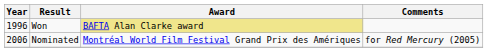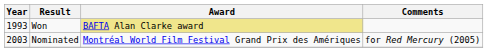(17, 26) 1996 -> (17, 26) 1993
(17, 40) 2006 -> (17, 40) 2003
